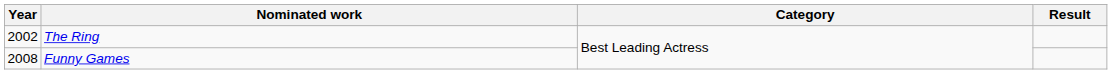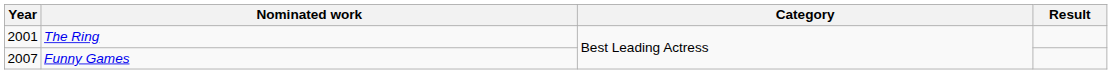(23, 36) 2002 -> (23, 36) 2001
(23, 58) 2008 -> (23, 58) 2007
